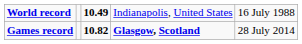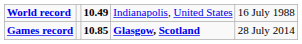(96, 30) 10.82 -> (96, 30) 10.85
